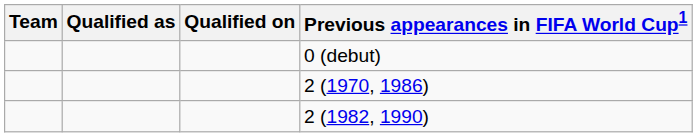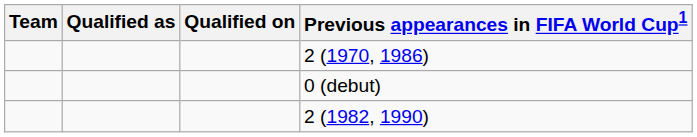rows swapped: (343, 55) <-> (367, 85)
